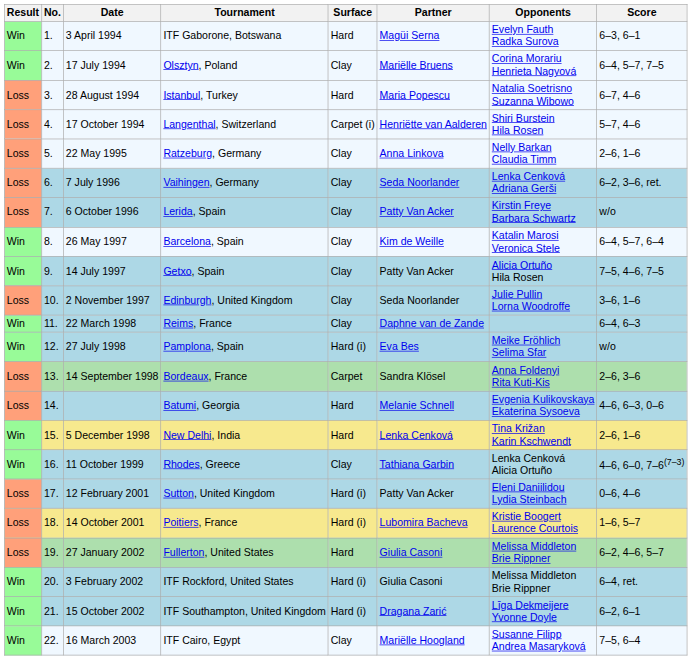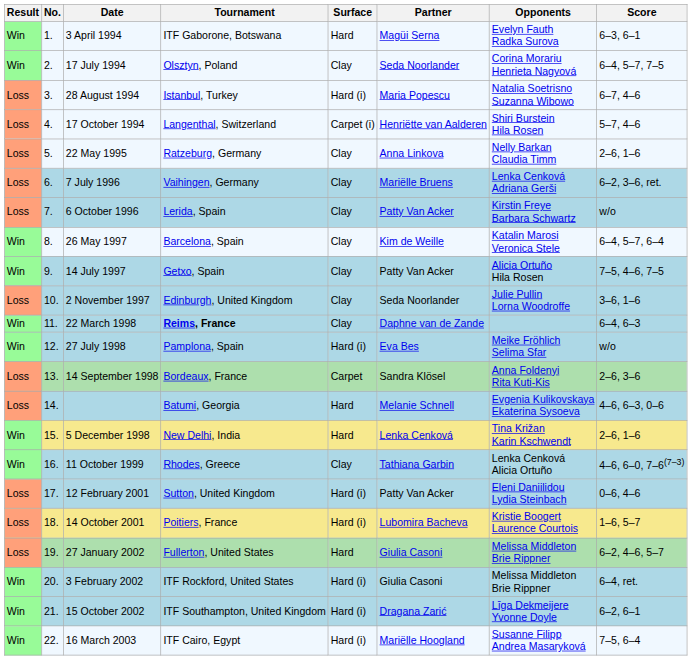(416, 65) Mariëlle Bruens -> (419, 65) Seda Noorlander
(342, 94) Hard -> (348, 94) Hard (i)
(419, 182) Seda Noorlander -> (416, 182) Mariëlle Bruens
(198, 323) normal -> (199, 323) bold
(341, 640) Clay -> (348, 640) Hard (i)
